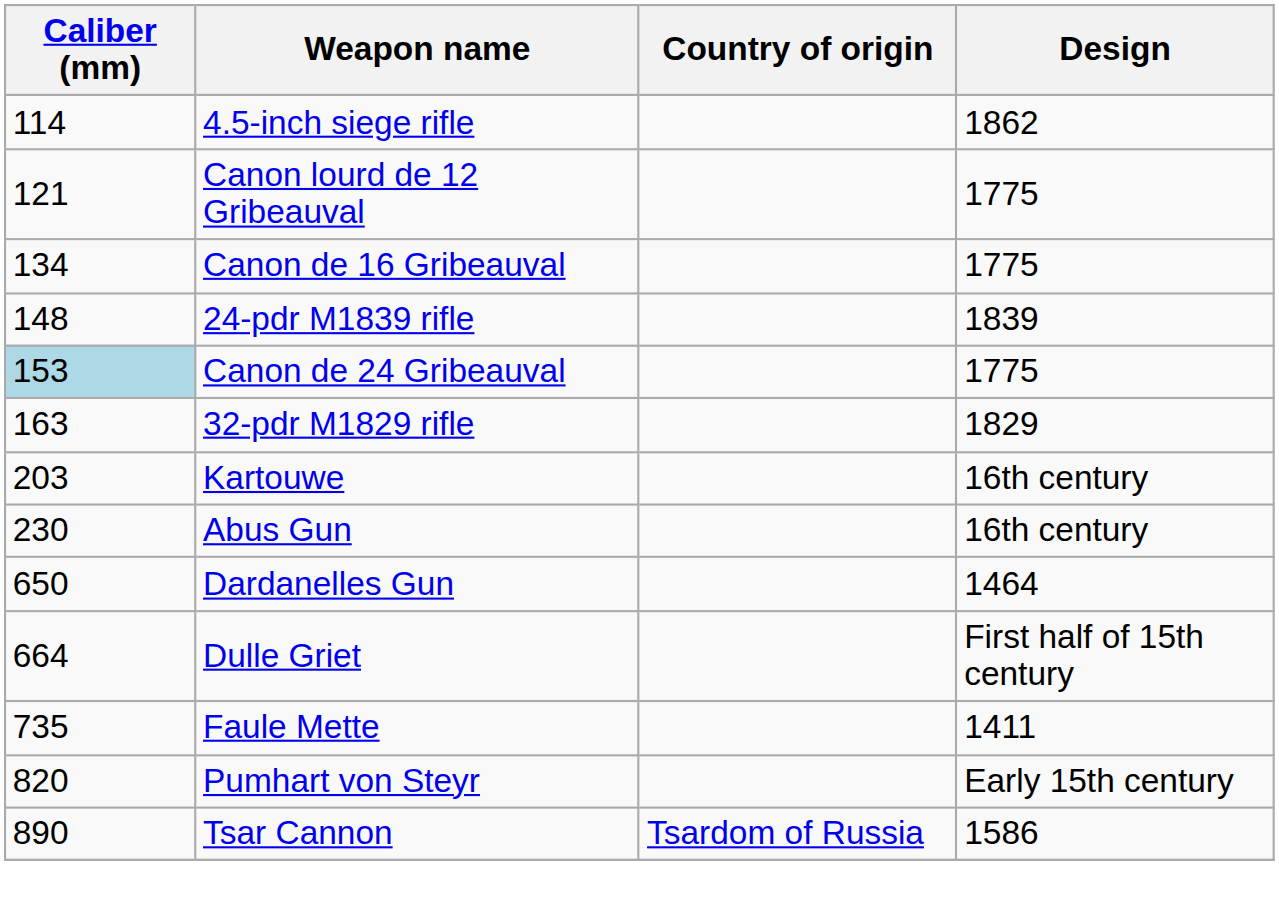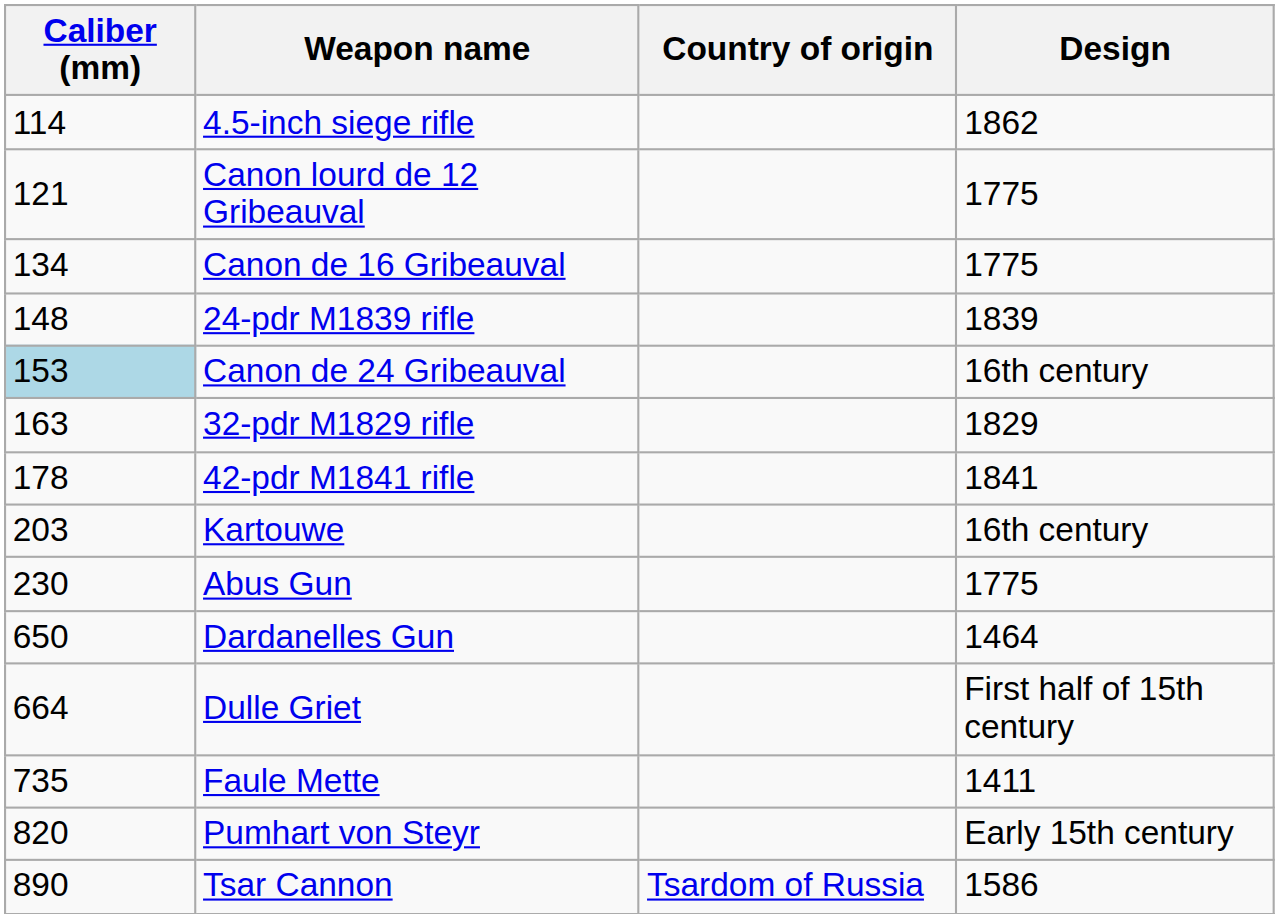(1001, 371) 1775 -> (1056, 371) 16th century
+ row: (339, 477)
(1056, 530) 16th century -> (1001, 583) 1775
